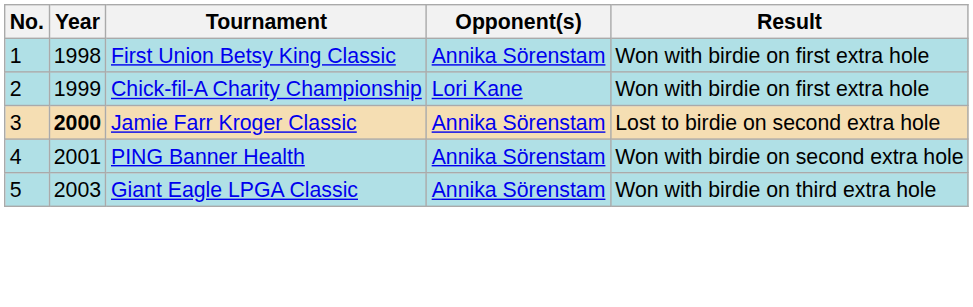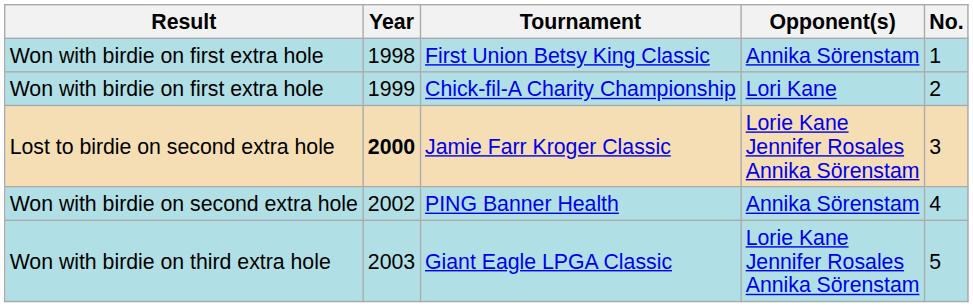columns swapped: (27, 22) <-> (789, 22)
(519, 123) Annika Sörenstam -> (833, 147) Lorie Kane Jennifer Rosales Annika Sörenstam
(77, 156) 2001 -> (391, 204) 2002
(519, 190) Annika Sörenstam -> (833, 262) Lorie Kane Jennifer Rosales Annika Sörenstam
